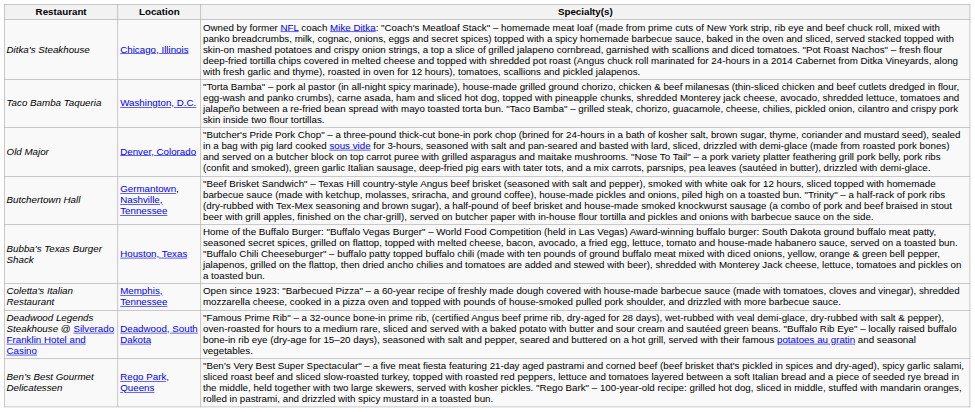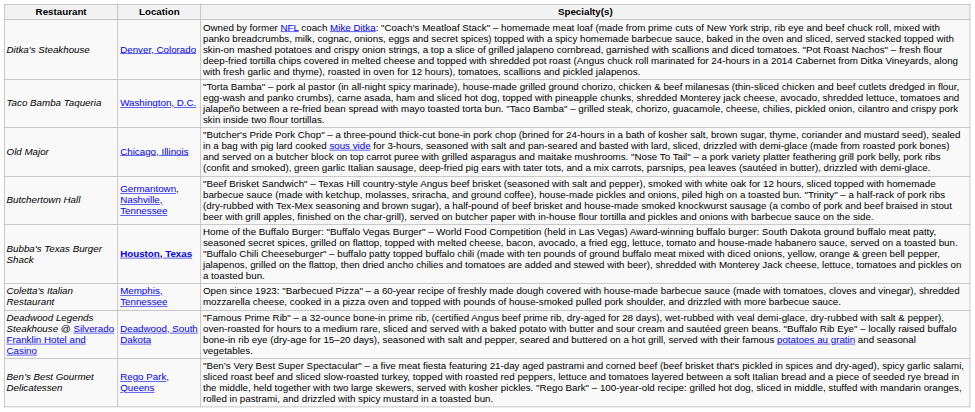(154, 49) Chicago, Illinois -> (158, 49) Denver, Colorado
(158, 152) Denver, Colorado -> (154, 152) Chicago, Illinois
(154, 254) normal -> (156, 254) bold
